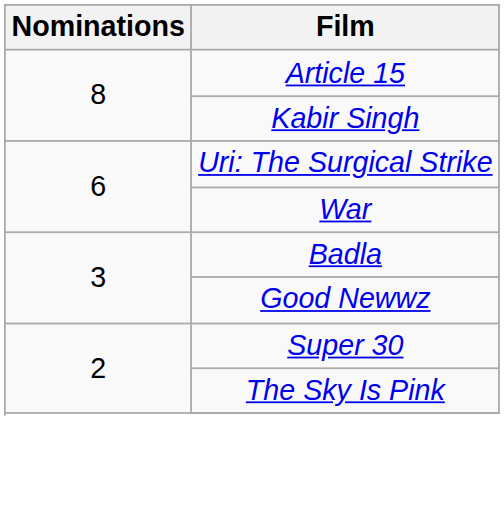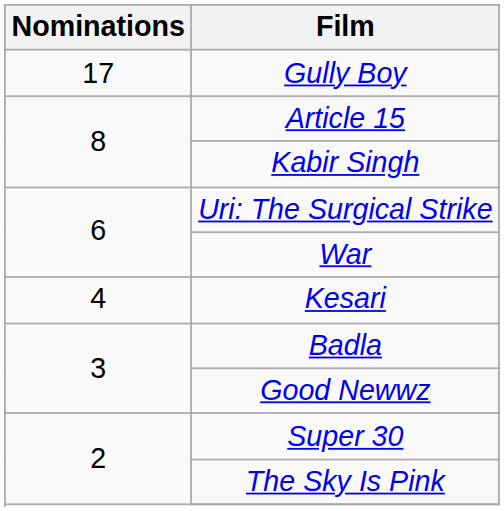+ row: (345, 72)
+ row: (345, 299)
